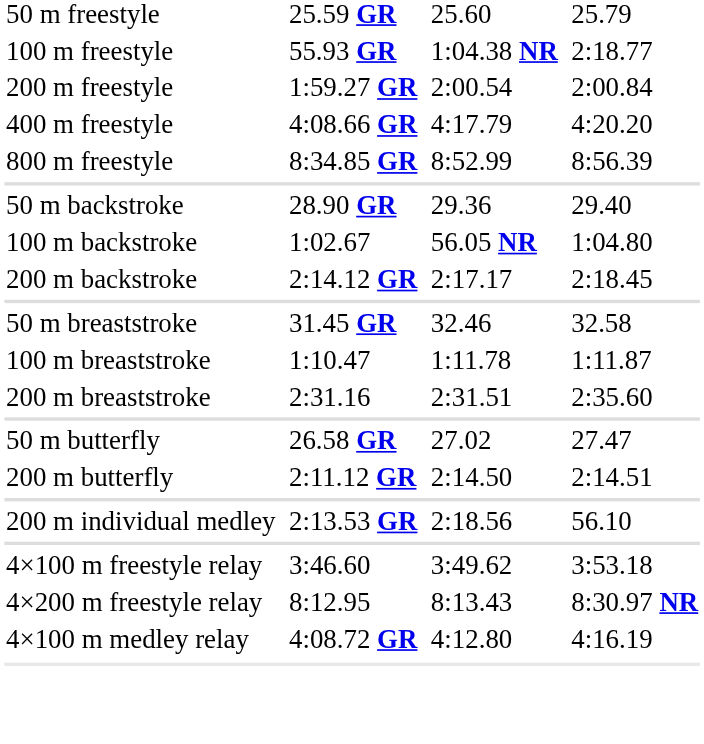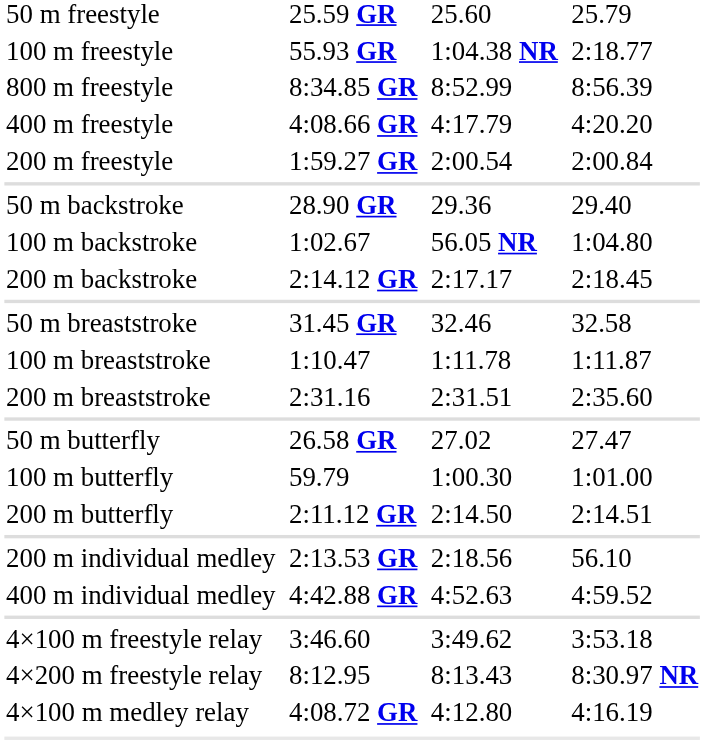rows swapped: (90, 87) <-> (90, 161)
+ row: (90, 477)
+ row: (141, 595)
